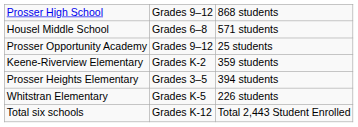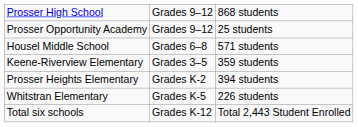rows swapped: (77, 46) <-> (58, 29)
(179, 63) Grades K-2 -> (180, 63) Grades 3–5
(180, 79) Grades 3–5 -> (179, 79) Grades K-2
